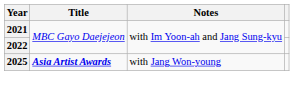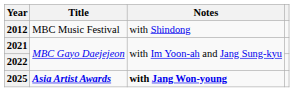+ row: (17, 29)
(175, 62) normal -> (178, 78) bold
